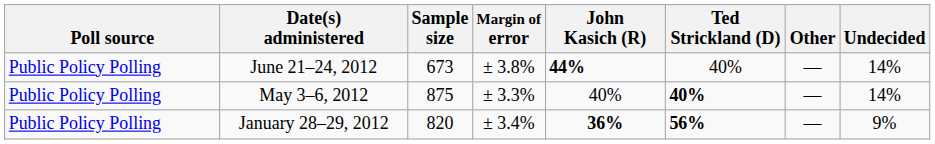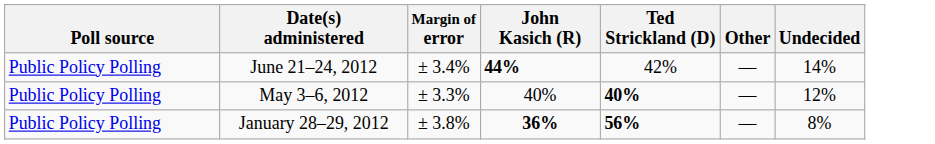- column: (440, 28)
(509, 67) ± 3.8% -> (444, 67) ± 3.4%
(725, 67) 40% -> (660, 67) 42%
(885, 95) 14% -> (820, 95) 12%
(509, 124) ± 3.4% -> (444, 124) ± 3.8%
(885, 124) 9% -> (820, 124) 8%
